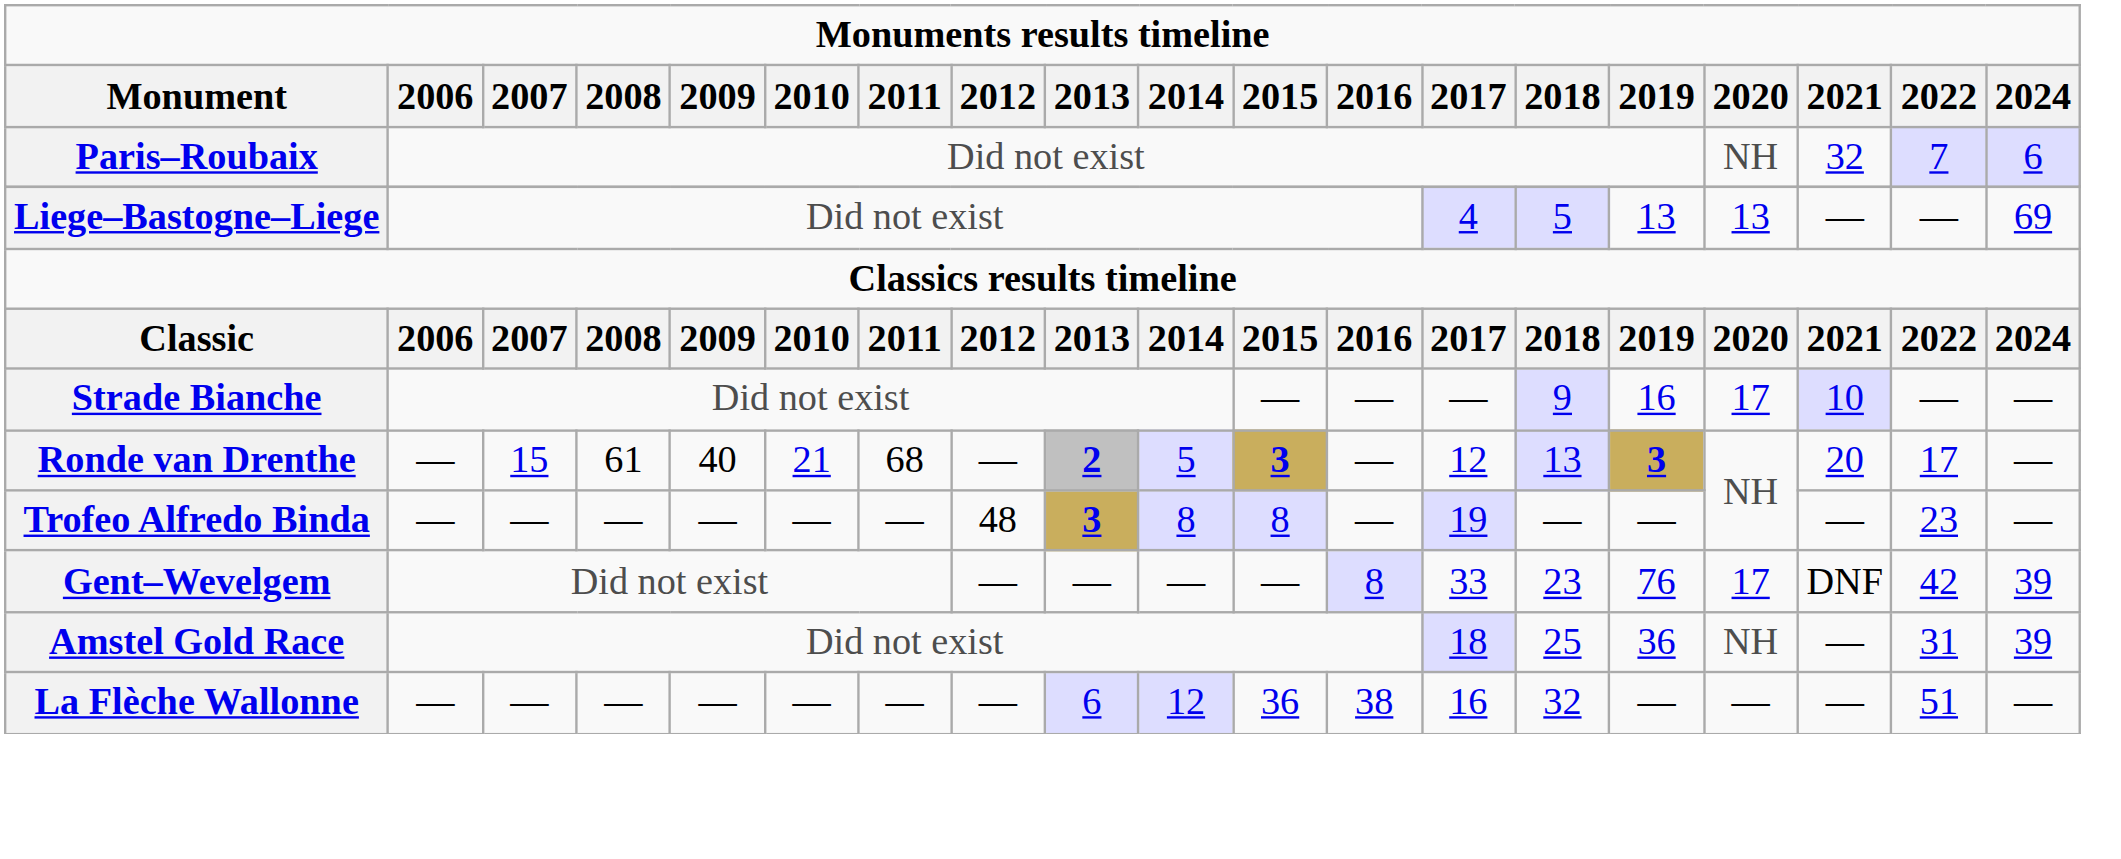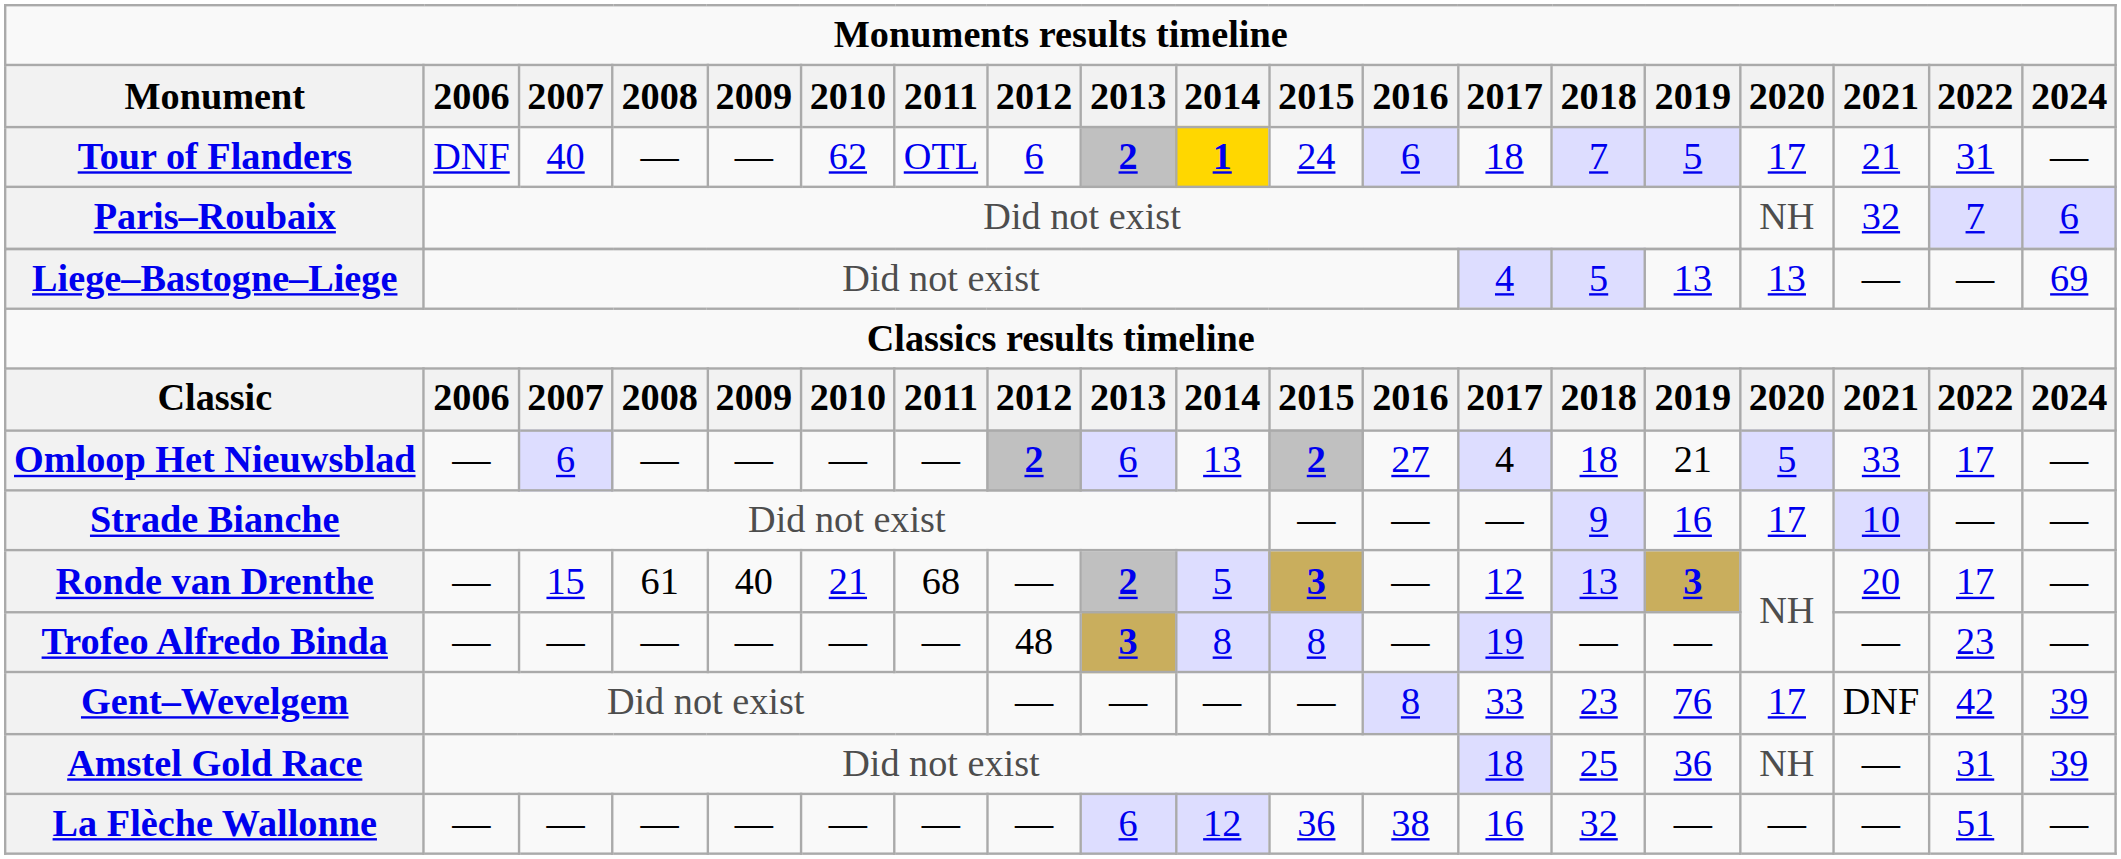+ row: (215, 156)
+ row: (215, 459)
